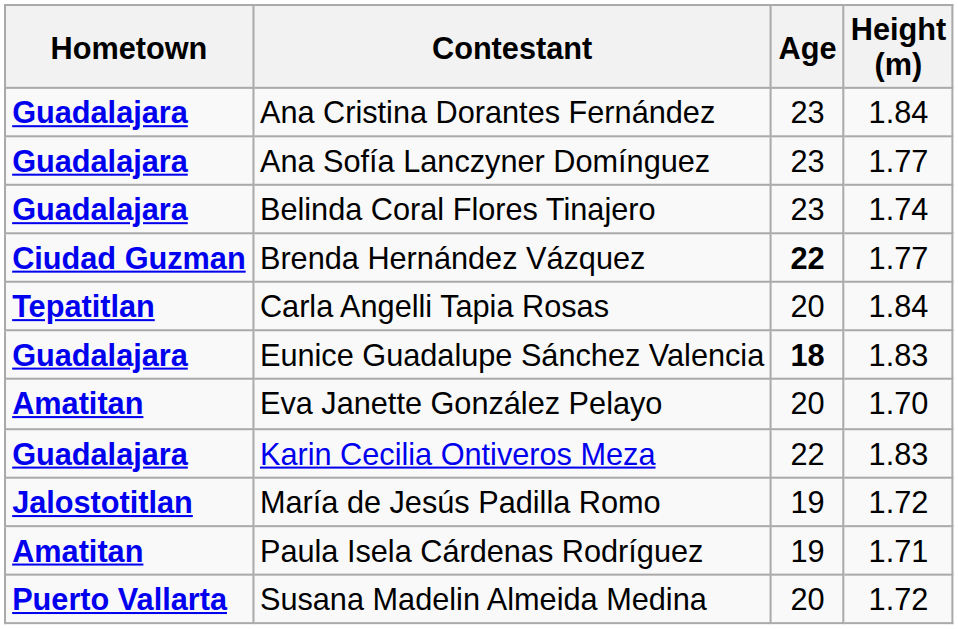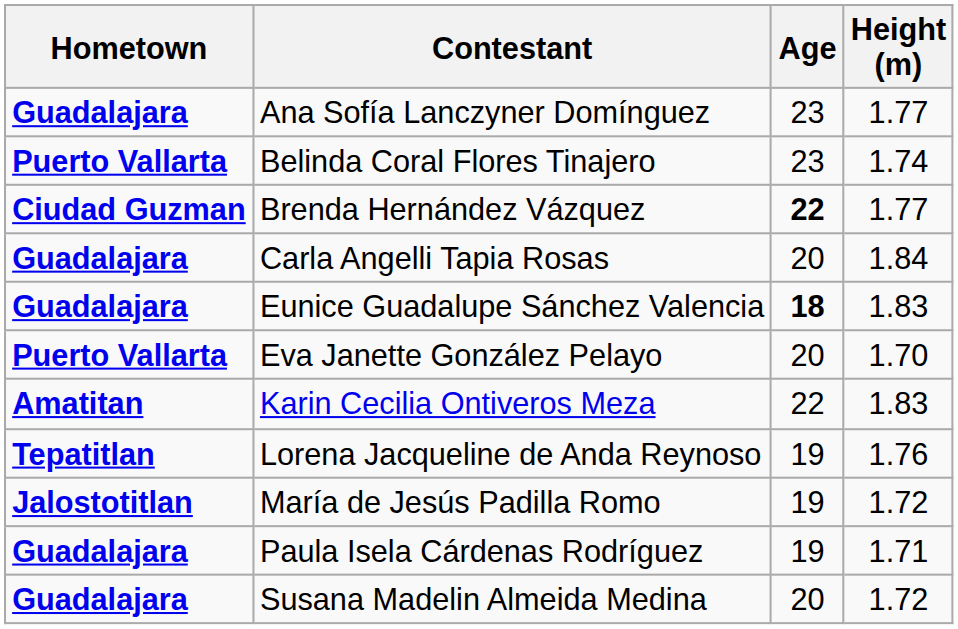- row: (488, 112)
(100, 210) Guadalajara -> (120, 161) Puerto Vallarta
(83, 307) Tepatitlan -> (100, 258) Guadalajara
(78, 404) Amatitan -> (120, 355) Puerto Vallarta
(100, 453) Guadalajara -> (78, 404) Amatitan
+ row: (511, 453)
(78, 550) Amatitan -> (100, 550) Guadalajara
(120, 599) Puerto Vallarta -> (100, 599) Guadalajara
